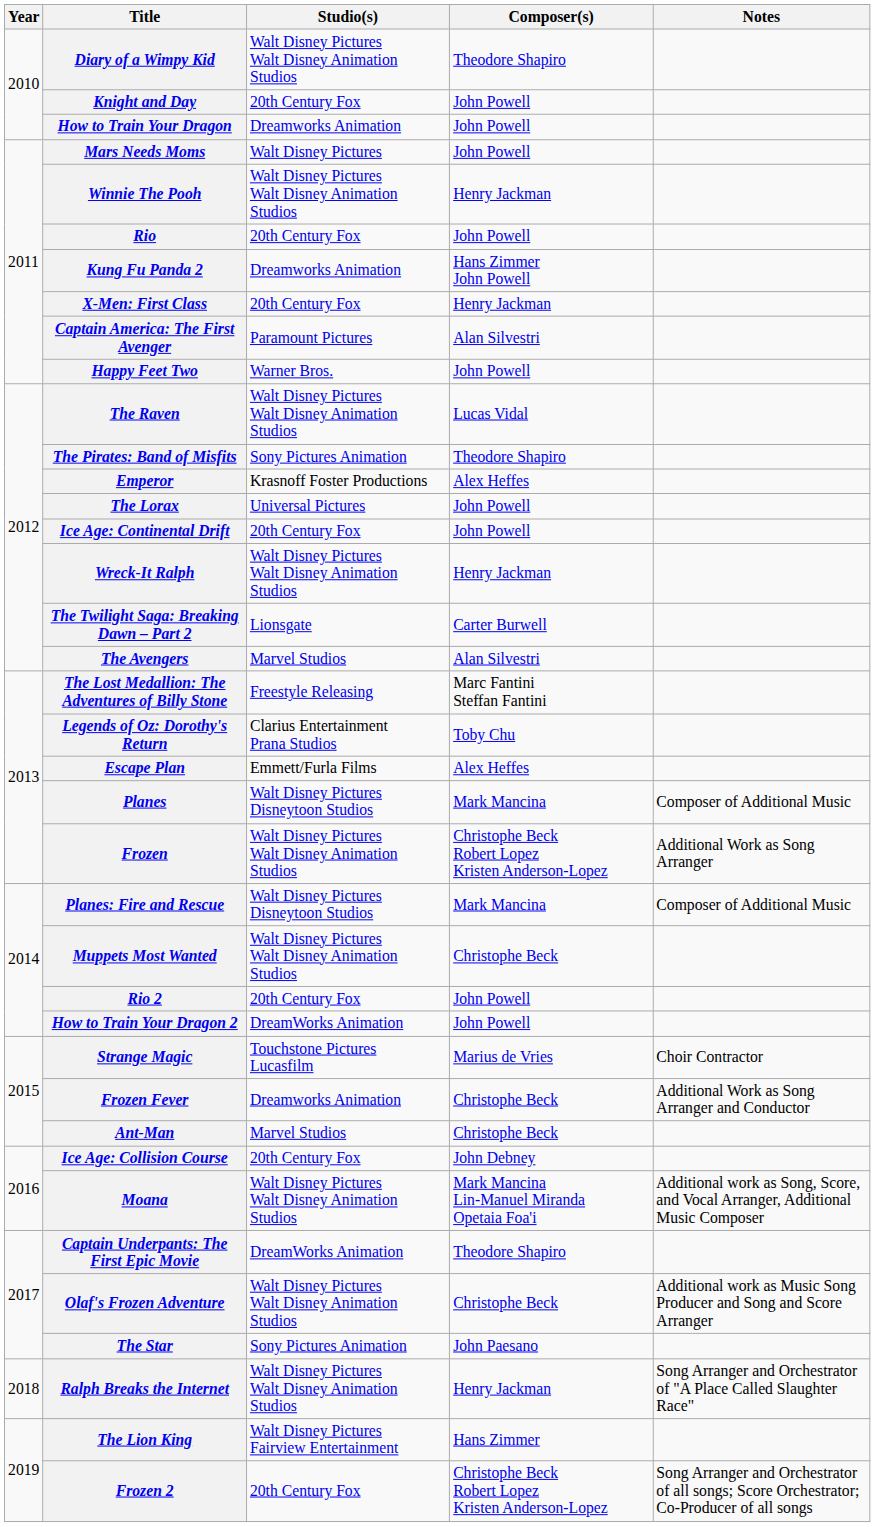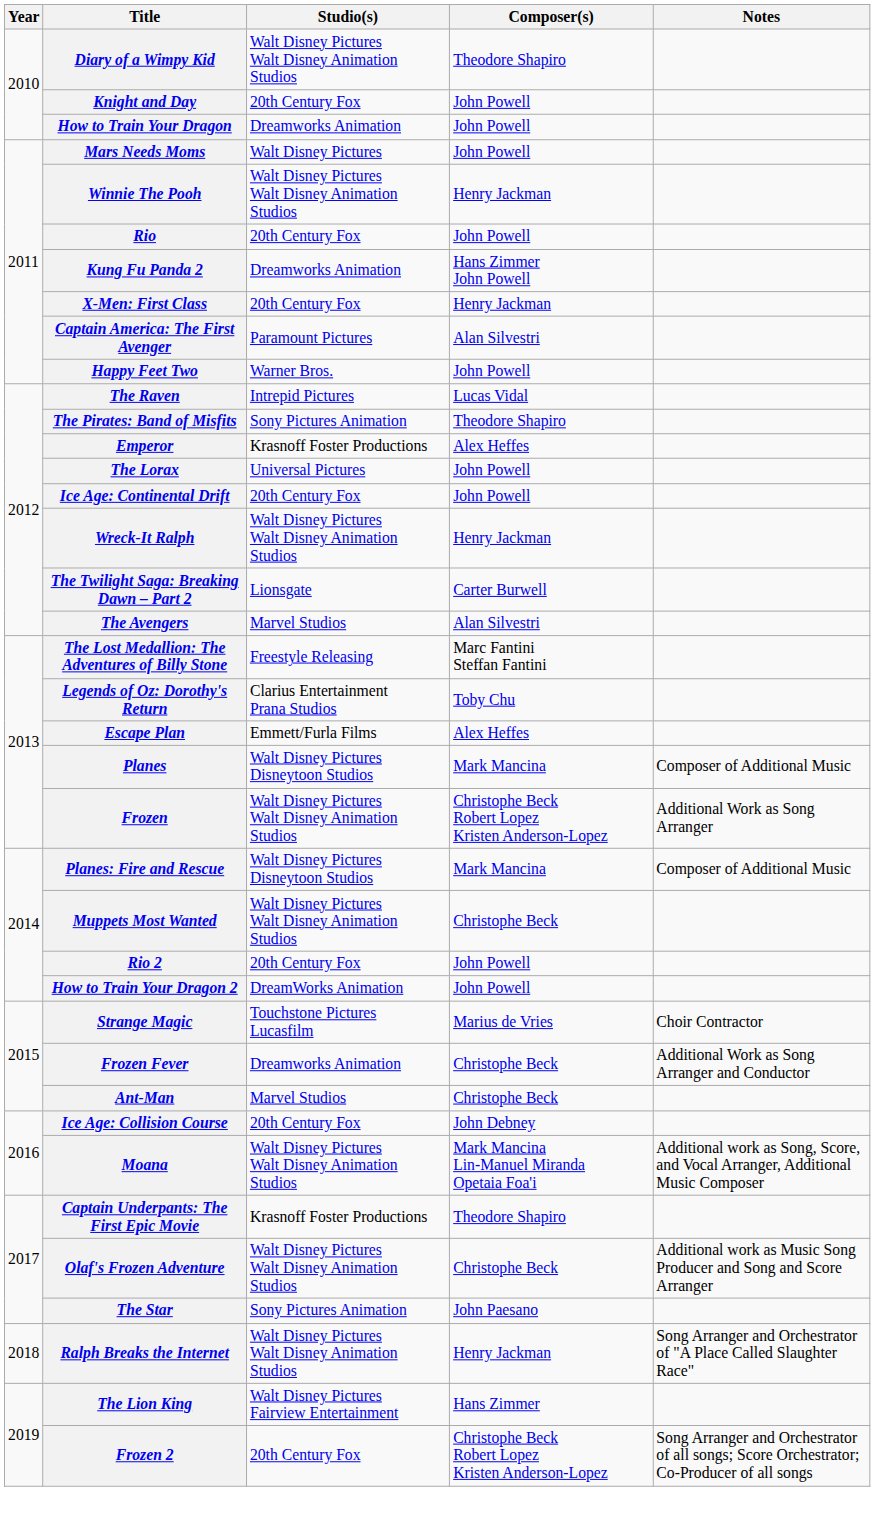(324, 413) Walt Disney Pictures Walt Disney Animation Studios -> (302, 396) Intrepid Pictures
(327, 1252) DreamWorks Animation -> (339, 1216) Krasnoff Foster Productions
